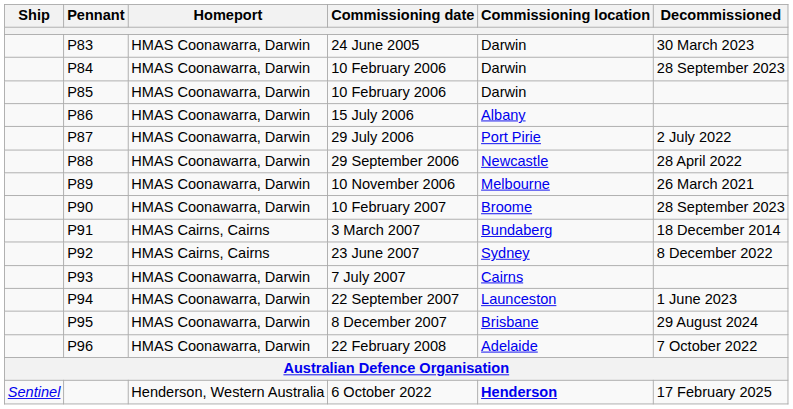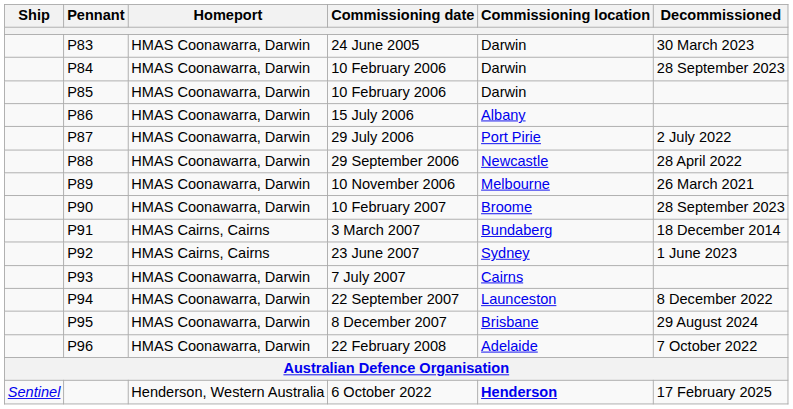(715, 253) 8 December 2022 -> (697, 253) 1 June 2023
(697, 299) 1 June 2023 -> (715, 299) 8 December 2022
